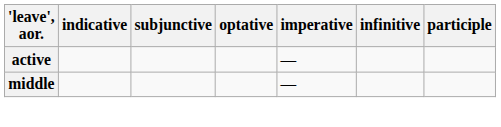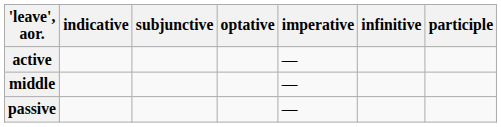+ row: (32, 109)
